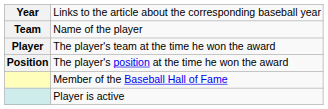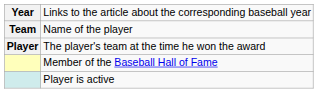- row: (171, 63)
